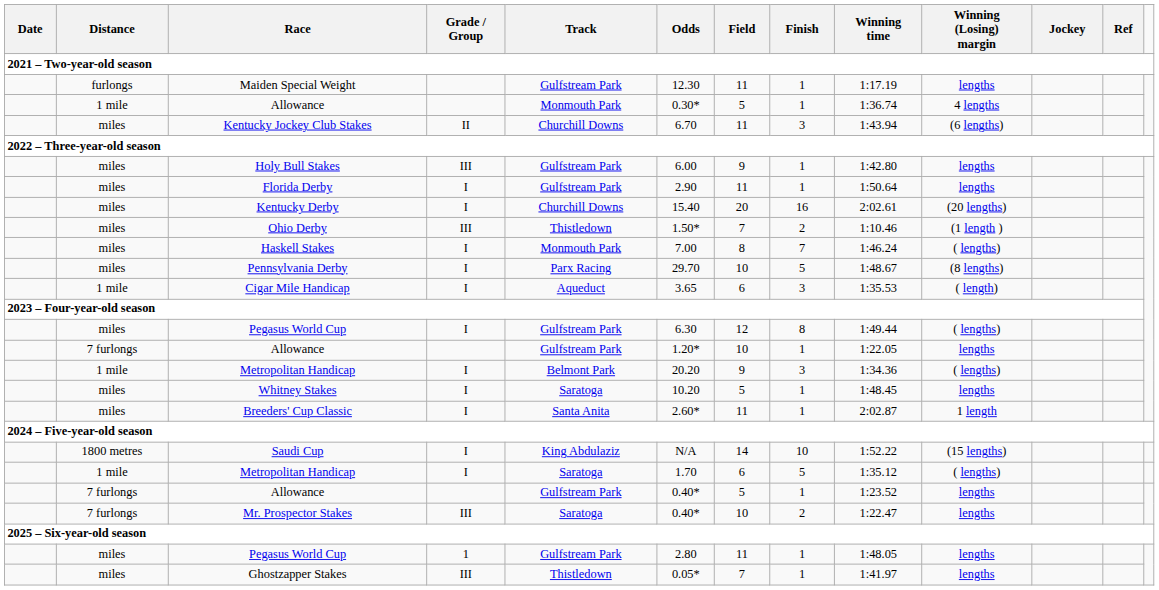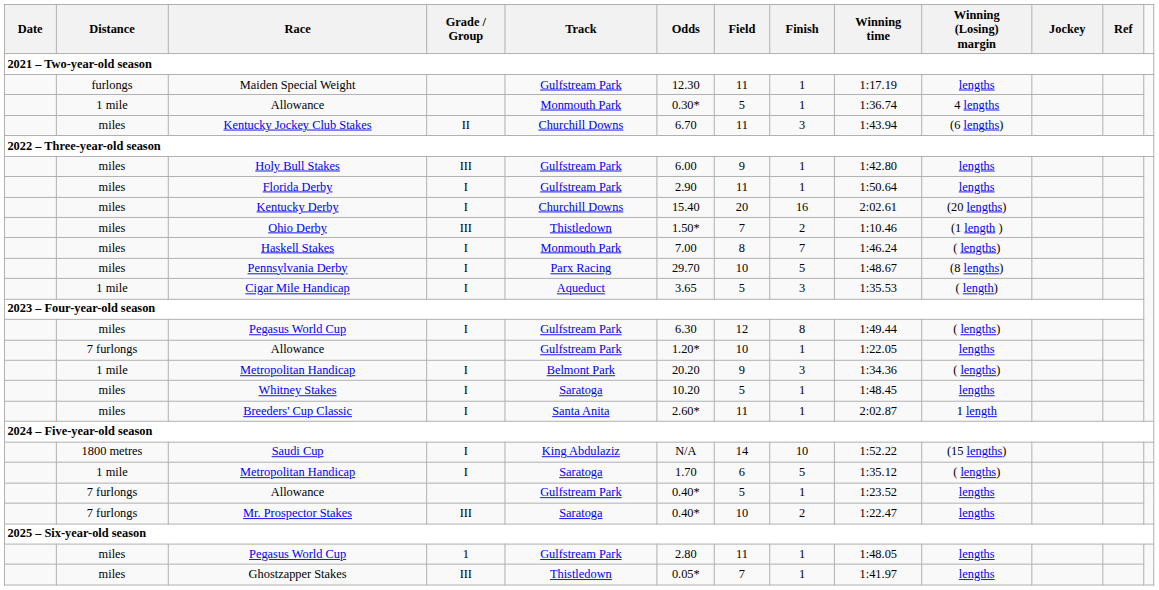(742, 288) 6 -> (742, 288) 5
